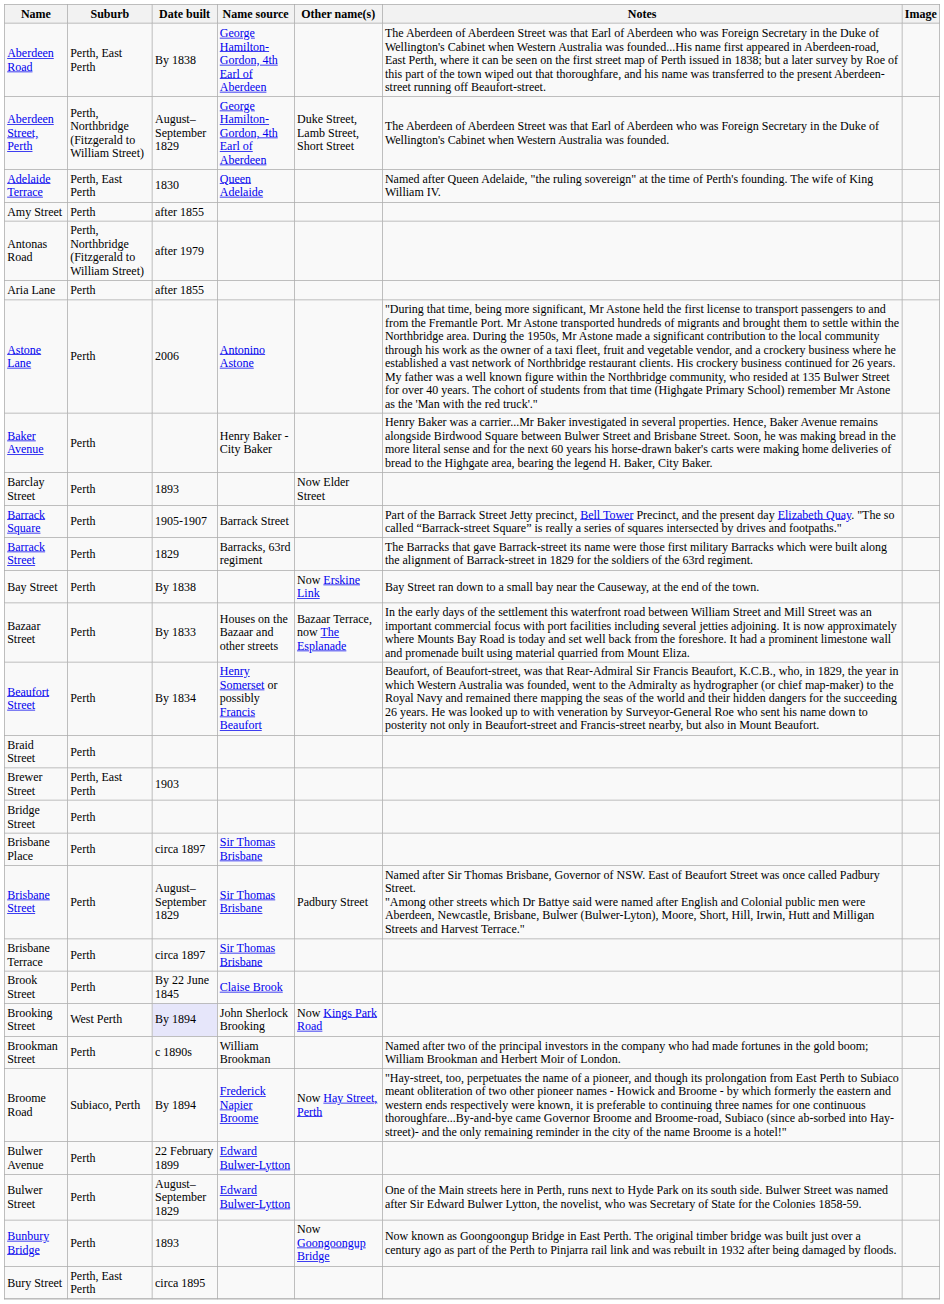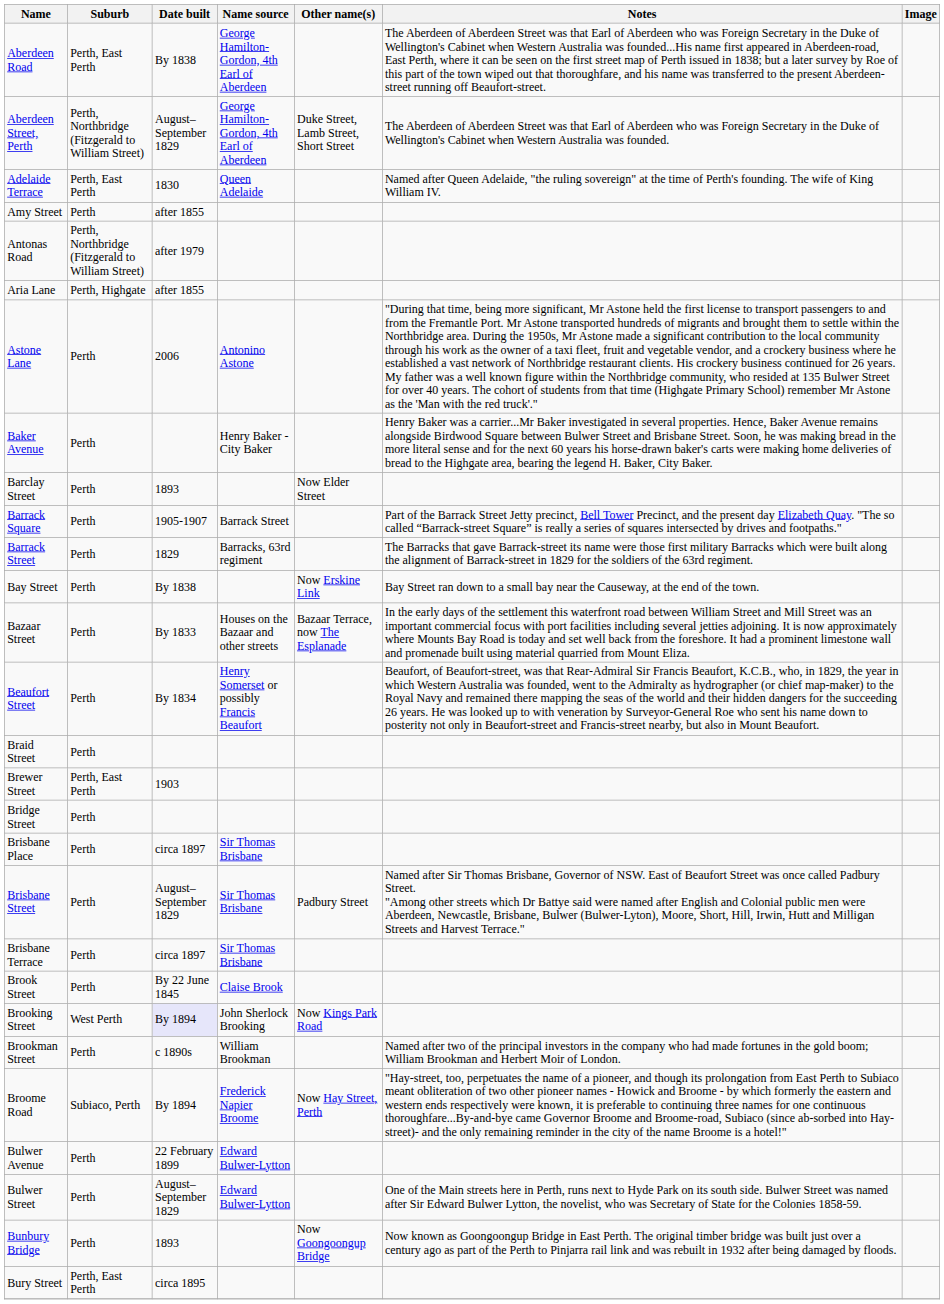(83, 290) Perth -> (108, 290) Perth, Highgate
